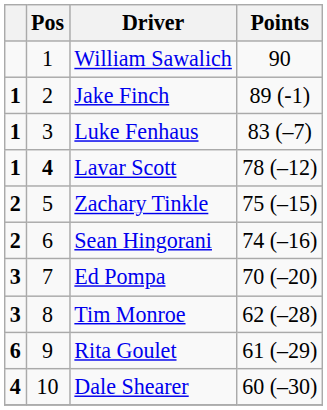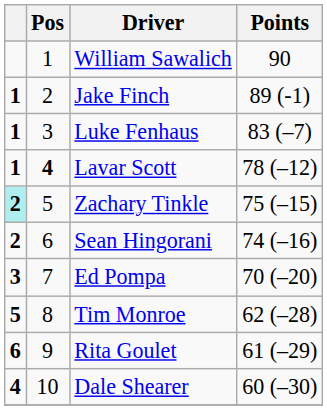(15, 204) no background -> (15, 204) paleturquoise background
(15, 313) 3 -> (15, 313) 5
